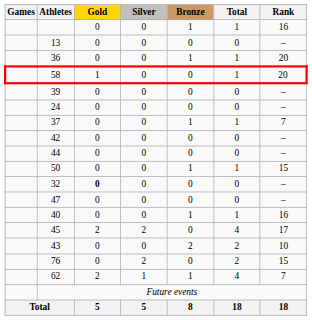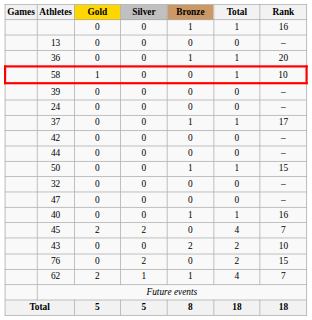(283, 75) 20 -> (283, 75) 10
(283, 122) 7 -> (283, 122) 17
(97, 184) bold -> (97, 184) normal
(283, 230) 17 -> (283, 230) 7
